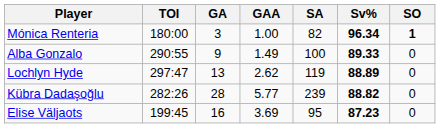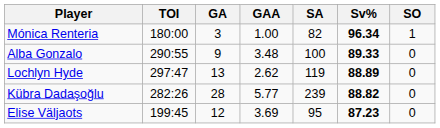(412, 34) bold -> (412, 34) normal
(266, 53) 1.49 -> (266, 53) 3.48
(218, 113) 16 -> (218, 113) 12
